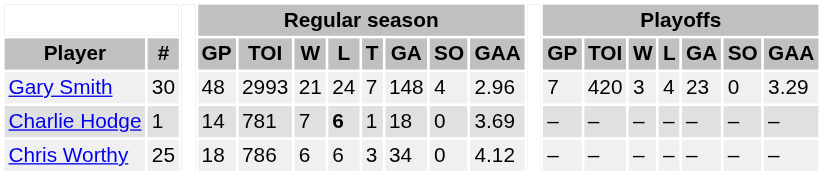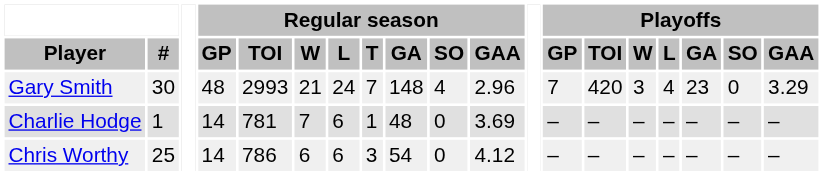(338, 121) bold -> (338, 121) normal
(400, 121) 18 -> (400, 121) 48
(213, 155) 18 -> (213, 155) 14
(400, 155) 34 -> (400, 155) 54
